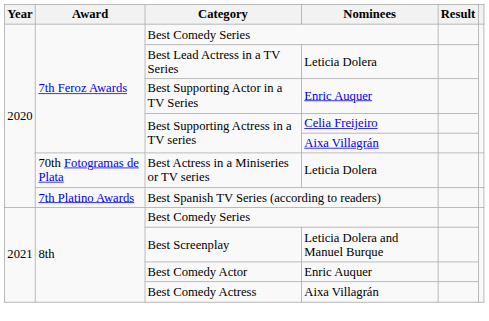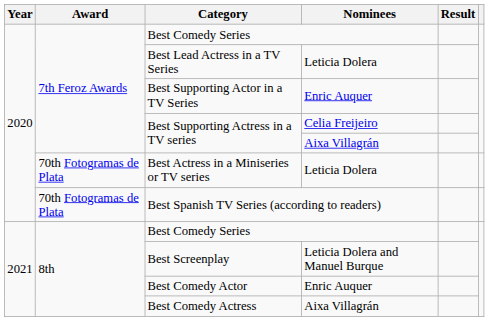(86, 197) 7th Platino Awards -> (89, 204) 70th Fotogramas de Plata
